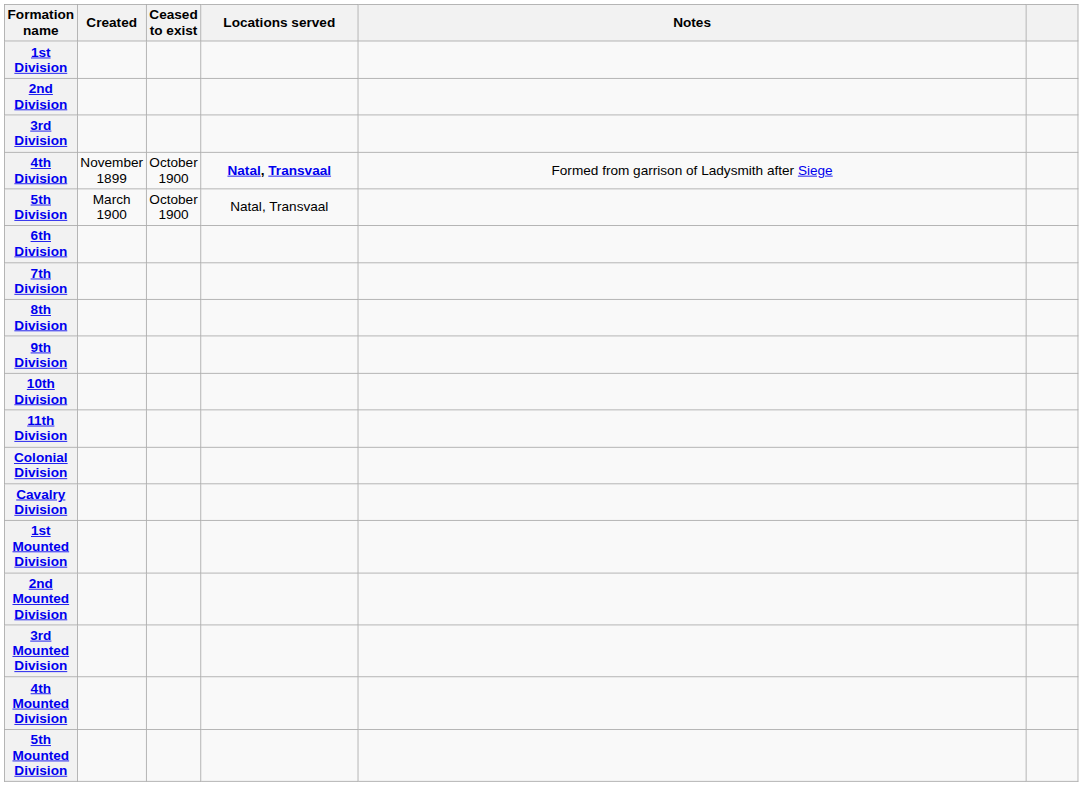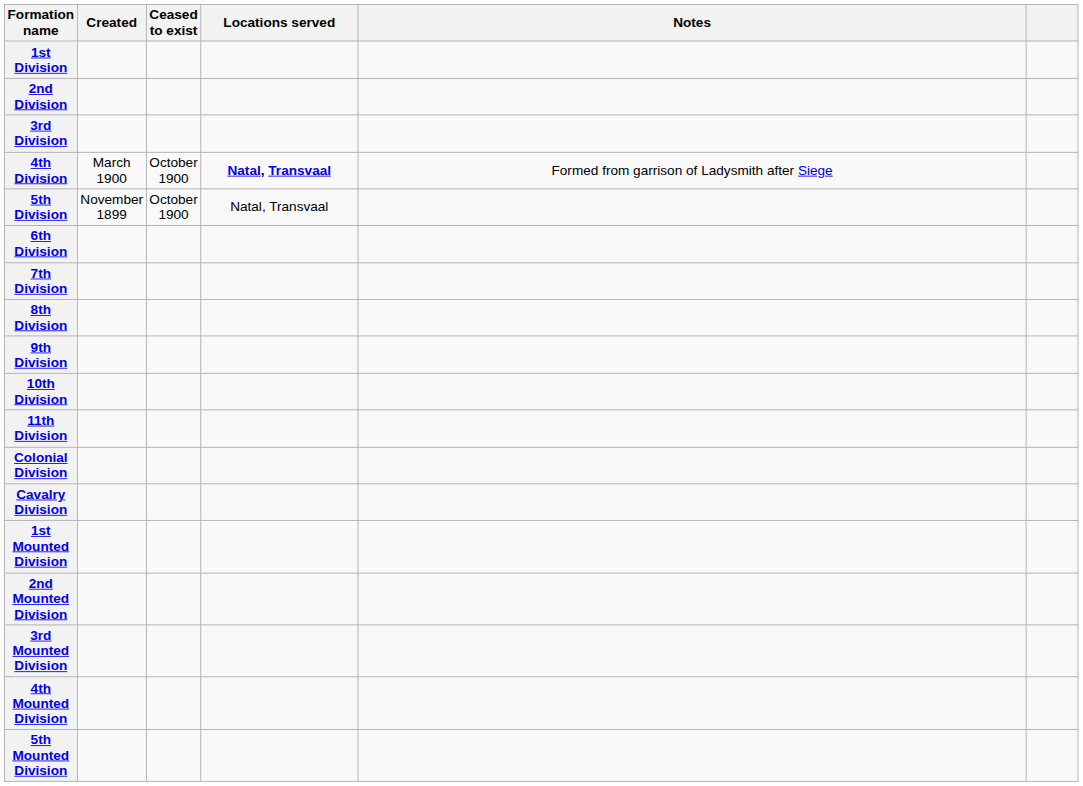(112, 170) November 1899 -> (112, 170) March 1900
(112, 207) March 1900 -> (112, 207) November 1899
